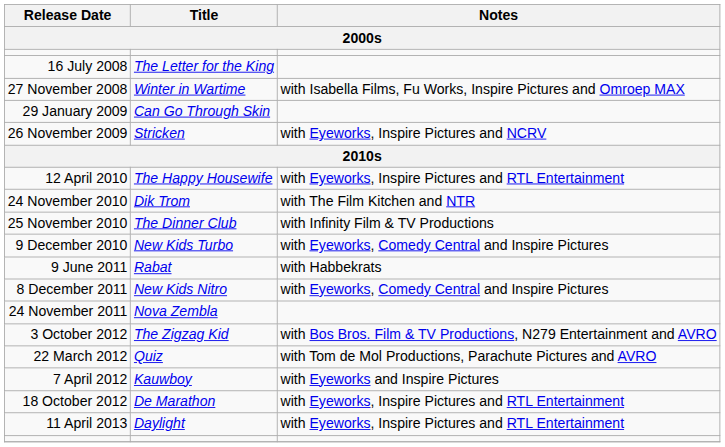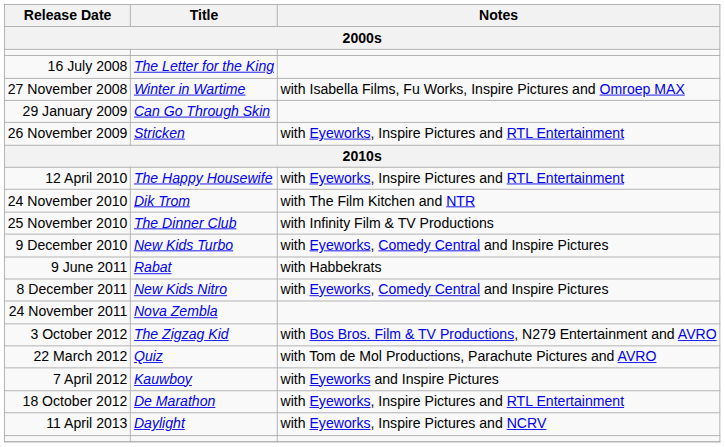(413, 133) with Eyeworks, Inspire Pictures and NCRV -> (452, 133) with Eyeworks, Inspire Pictures and RTL Entertainment
(452, 424) with Eyeworks, Inspire Pictures and RTL Entertainment -> (413, 424) with Eyeworks, Inspire Pictures and NCRV
